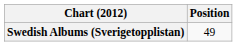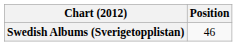(209, 31) 49 -> (209, 31) 46
